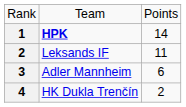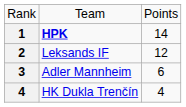(161, 53) 11 -> (161, 53) 12
(161, 92) 2 -> (161, 92) 4
